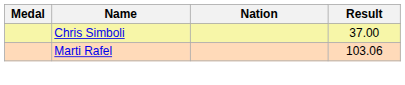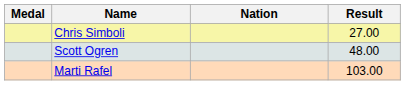(364, 33) 37.00 -> (364, 33) 27.00
+ row: (86, 52)
(364, 52) 103.06 -> (364, 71) 103.00
